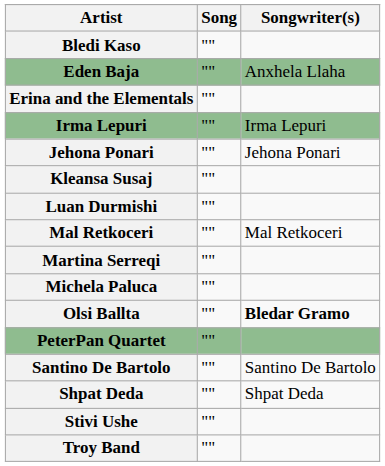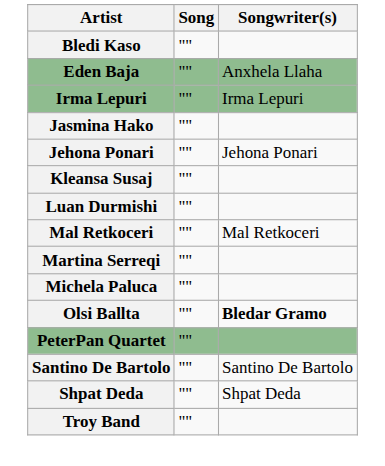- row: (101, 98)
+ row: (101, 125)
- row: (101, 421)
